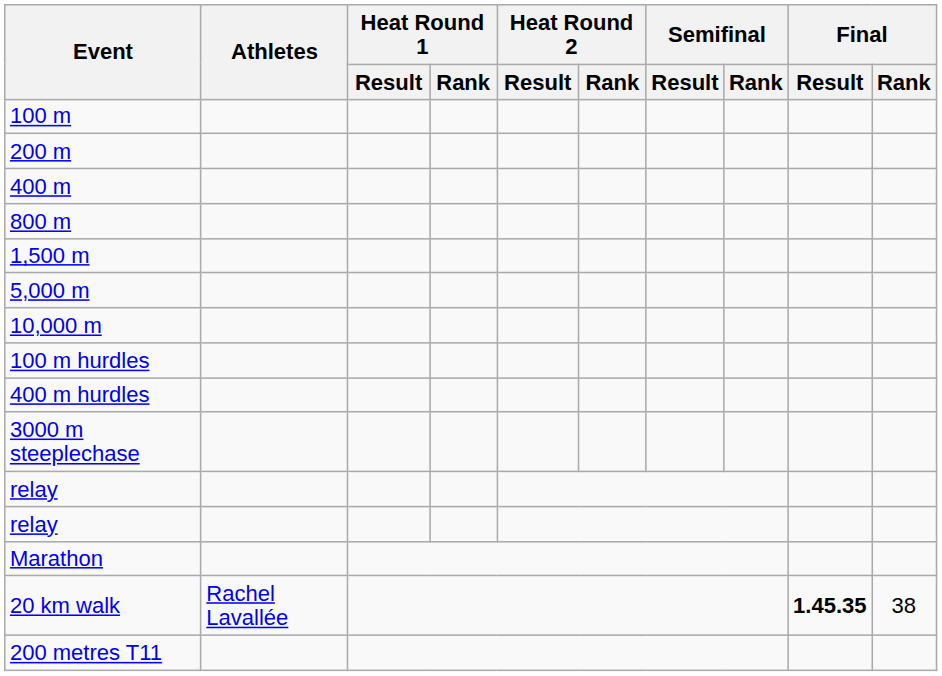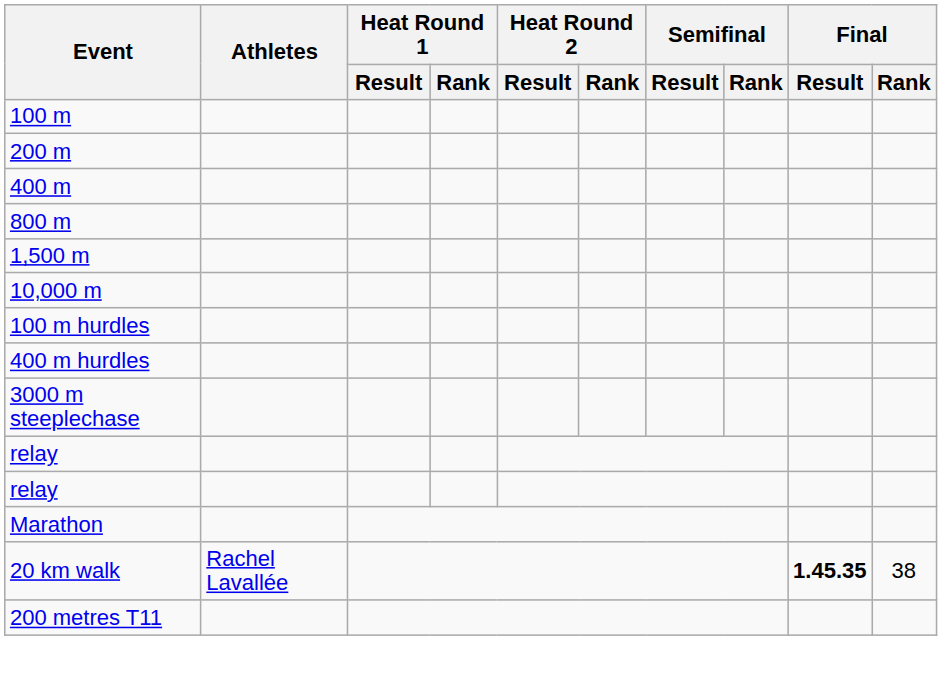- row: (50, 291)
